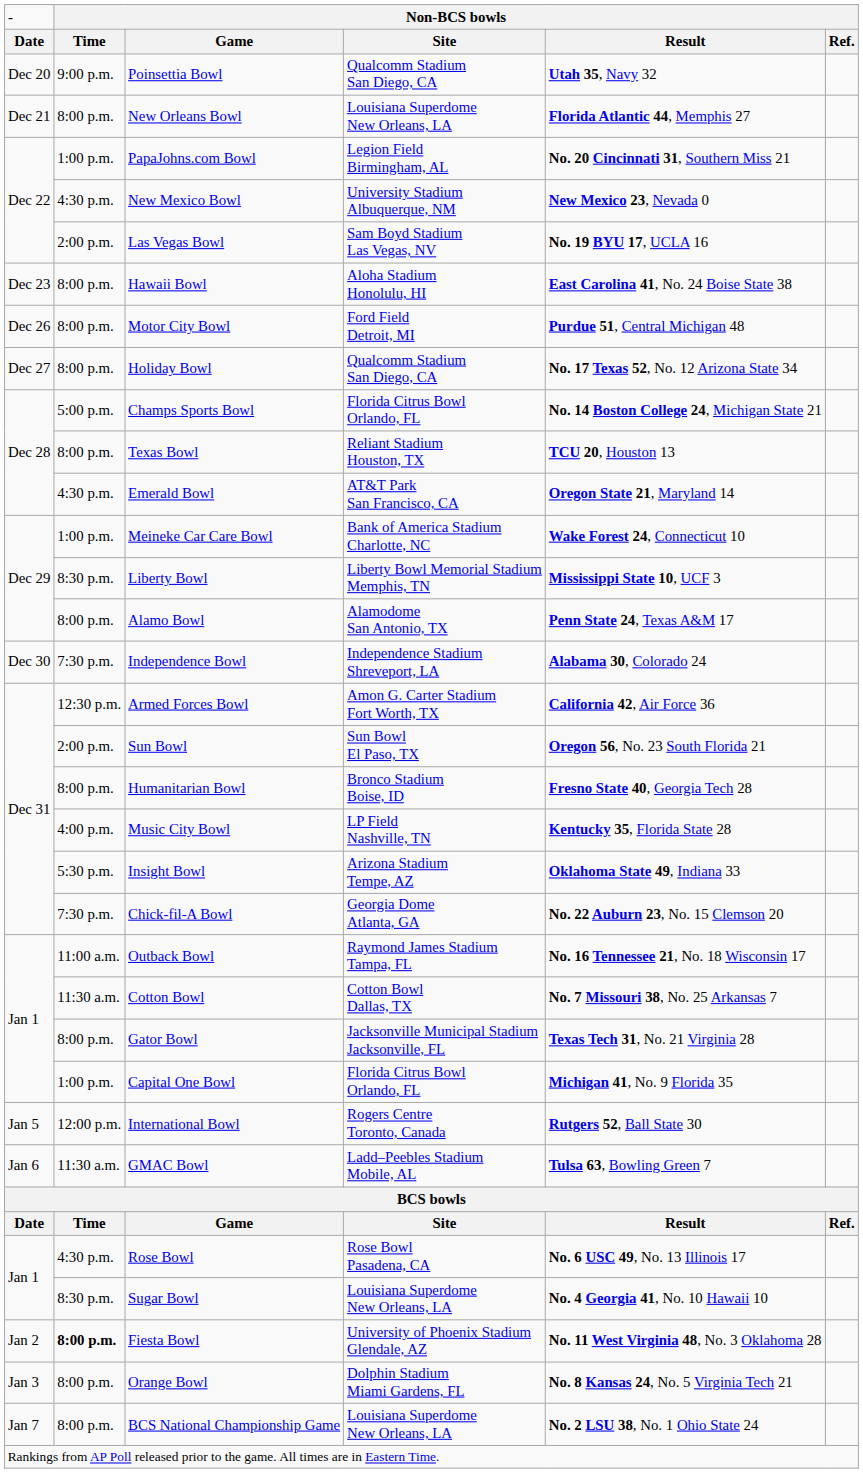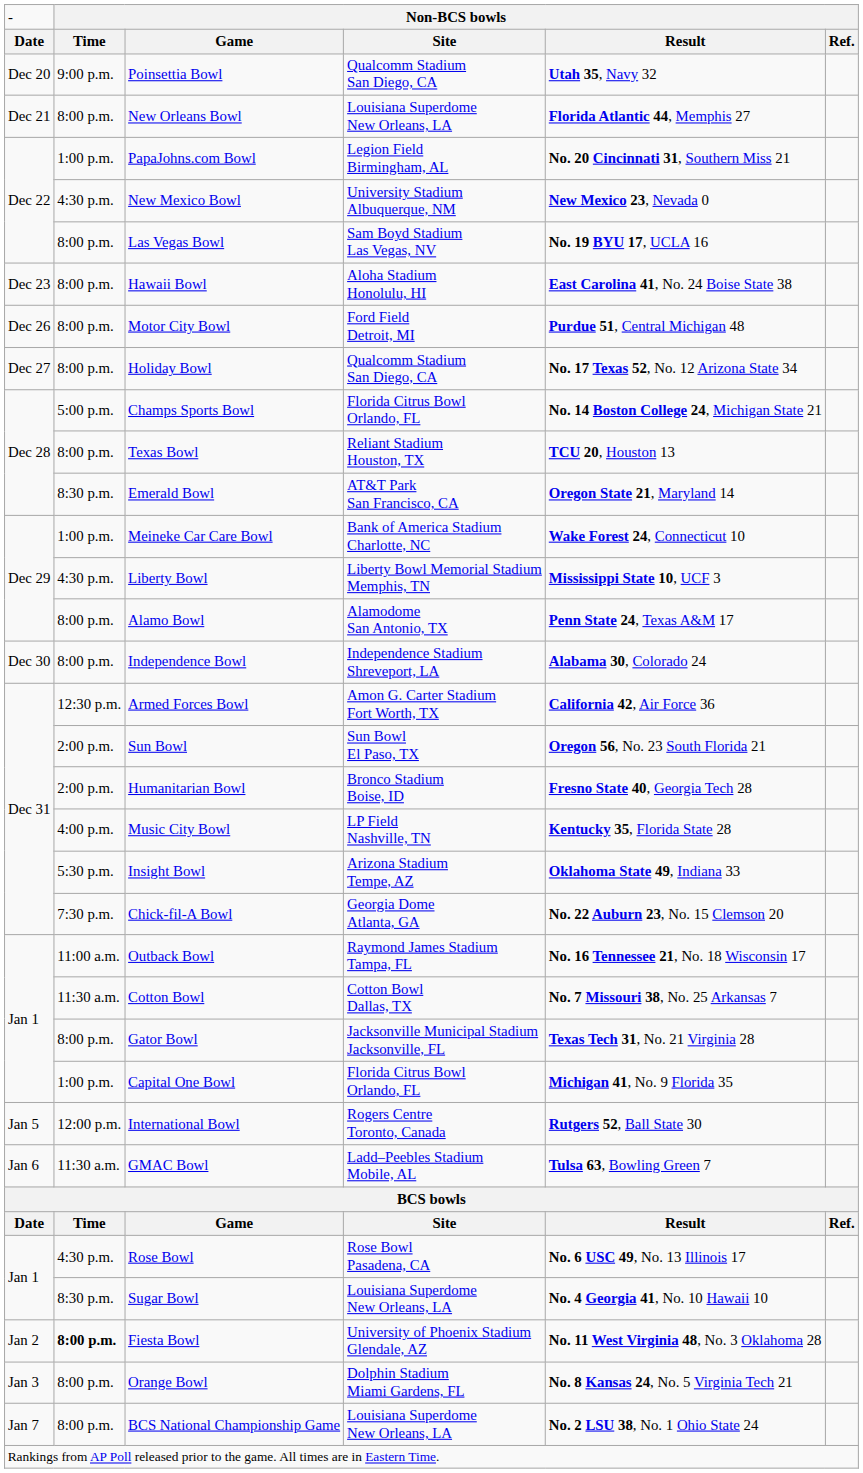(86, 242) 2:00 p.m. -> (86, 242) 8:00 p.m.
(86, 494) 4:30 p.m. -> (86, 494) 8:30 p.m.
(86, 578) 8:30 p.m. -> (86, 578) 4:30 p.m.
(86, 662) 7:30 p.m. -> (86, 662) 8:00 p.m.
(86, 788) 8:00 p.m. -> (86, 788) 2:00 p.m.
